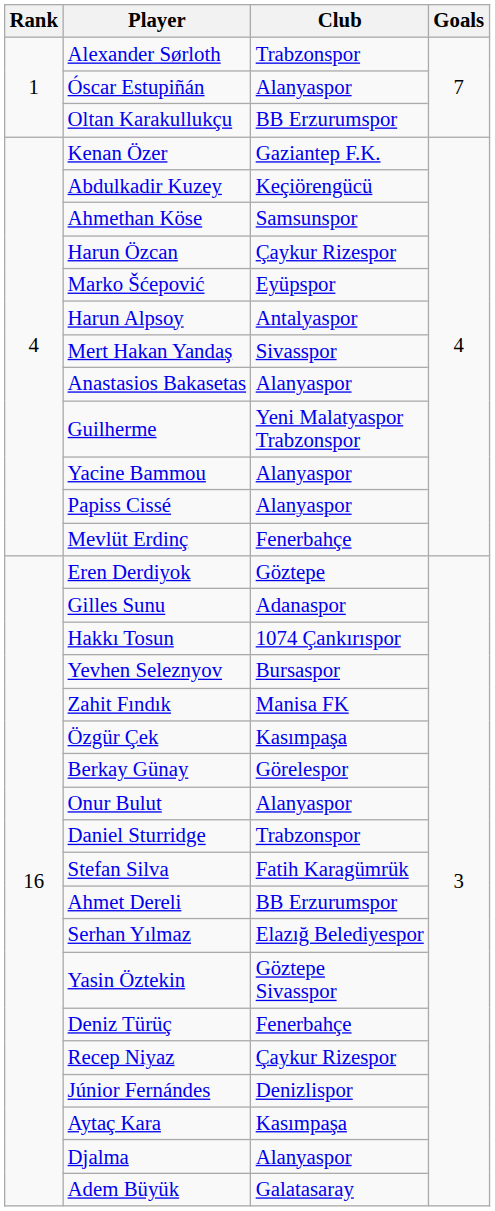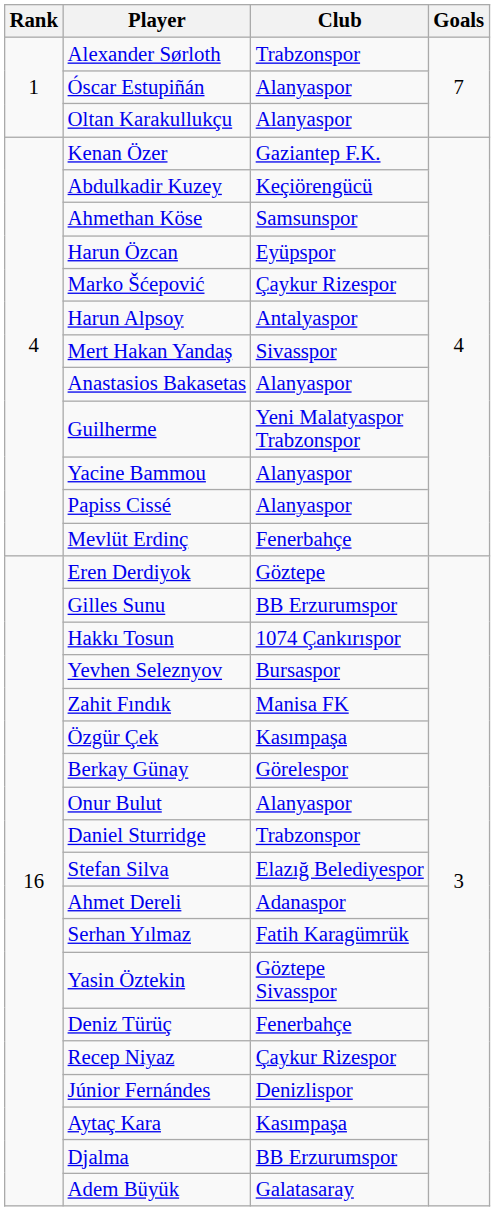(326, 119) BB Erzurumspor -> (304, 119) Alanyaspor
(326, 251) Çaykur Rizespor -> (296, 251) Eyüpspor
(296, 284) Eyüpspor -> (326, 284) Çaykur Rizespor
(301, 605) Adanaspor -> (326, 605) BB Erzurumspor
(332, 869) Fatih Karagümrük -> (340, 869) Elazığ Belediyespor
(326, 902) BB Erzurumspor -> (301, 902) Adanaspor
(340, 935) Elazığ Belediyespor -> (332, 935) Fatih Karagümrük
(304, 1156) Alanyaspor -> (326, 1156) BB Erzurumspor
